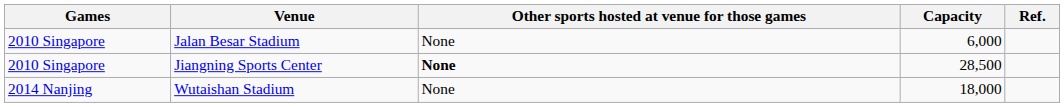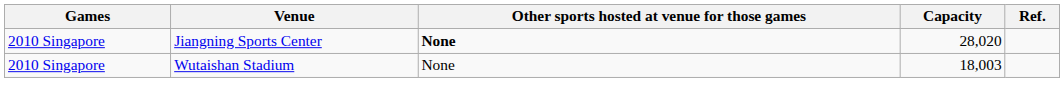- row: (237, 41)
(981, 65) 28,500 -> (981, 41) 28,020
(50, 89) 2014 Nanjing -> (56, 65) 2010 Singapore
(981, 89) 18,000 -> (981, 65) 18,003
